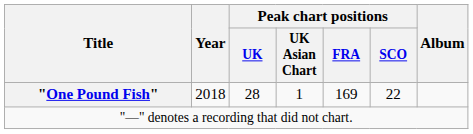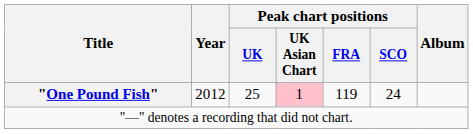(210, 94) 2018 -> (210, 94) 2012
(252, 94) 28 -> (252, 94) 25
(299, 94) no background -> (299, 94) pink background
(346, 94) 169 -> (346, 94) 119
(393, 94) 22 -> (393, 94) 24
